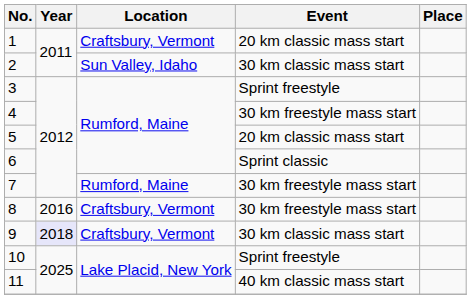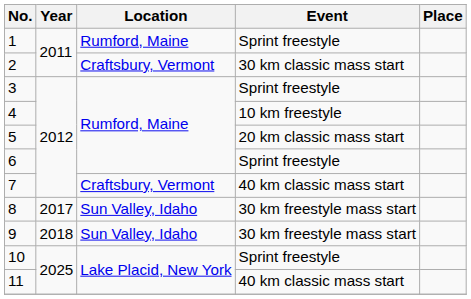(147, 40) Craftsbury, Vermont -> (134, 40) Rumford, Maine
(321, 40) 20 km classic mass start -> (289, 40) Sprint freestyle
(139, 64) Sun Valley, Idaho -> (147, 64) Craftsbury, Vermont
(327, 112) 30 km freestyle mass start -> (290, 112) 10 km freestyle
(283, 161) Sprint classic -> (289, 161) Sprint freestyle
(134, 185) Rumford, Maine -> (147, 185) Craftsbury, Vermont
(327, 185) 30 km freestyle mass start -> (321, 185) 40 km classic mass start
(56, 209) 2016 -> (56, 209) 2017
(147, 209) Craftsbury, Vermont -> (139, 209) Sun Valley, Idaho
(56, 233) lavender background -> (56, 233) no background
(147, 233) Craftsbury, Vermont -> (139, 233) Sun Valley, Idaho
(321, 233) 30 km classic mass start -> (327, 233) 30 km freestyle mass start
